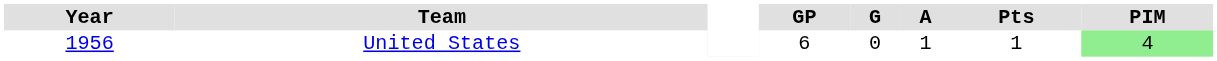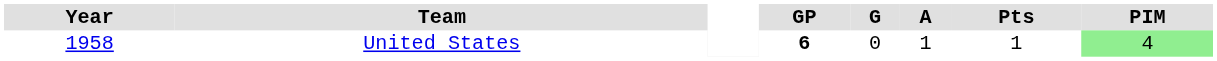(90, 44) 1956 -> (90, 44) 1958
(804, 44) normal -> (804, 44) bold
